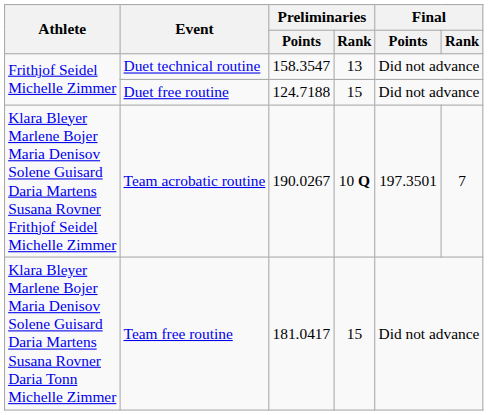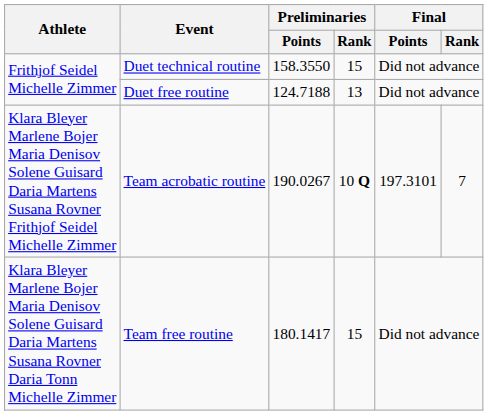(301, 67) 158.3547 -> (301, 67) 158.3550
(354, 67) 13 -> (354, 67) 15
(354, 92) 15 -> (354, 92) 13
(408, 181) 197.3501 -> (408, 181) 197.3101
(301, 334) 181.0417 -> (301, 334) 180.1417
